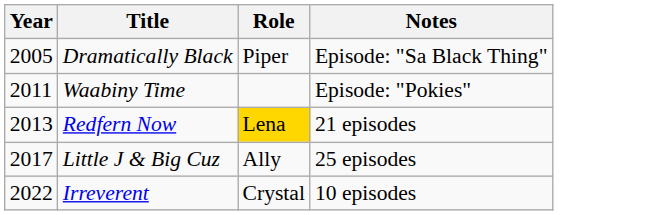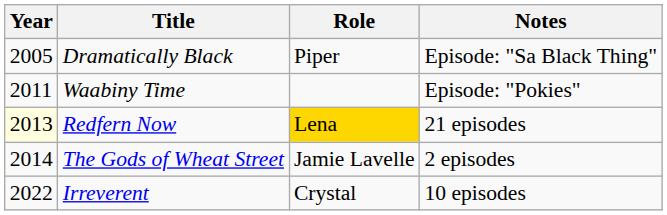(31, 124) no background -> (31, 124) lightyellow background
+ row: (173, 158)
- row: (141, 158)
